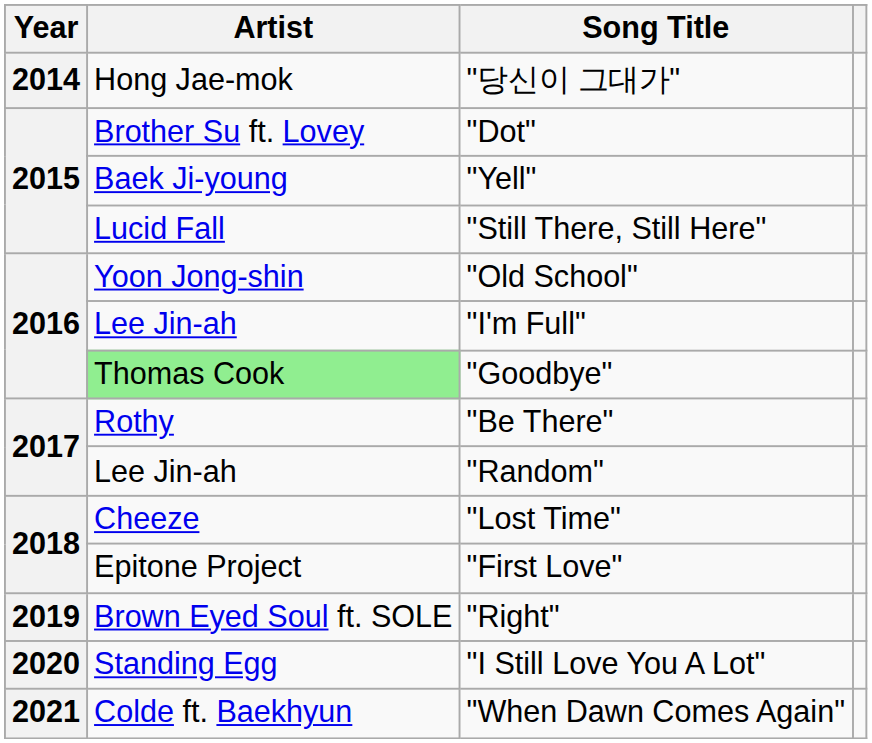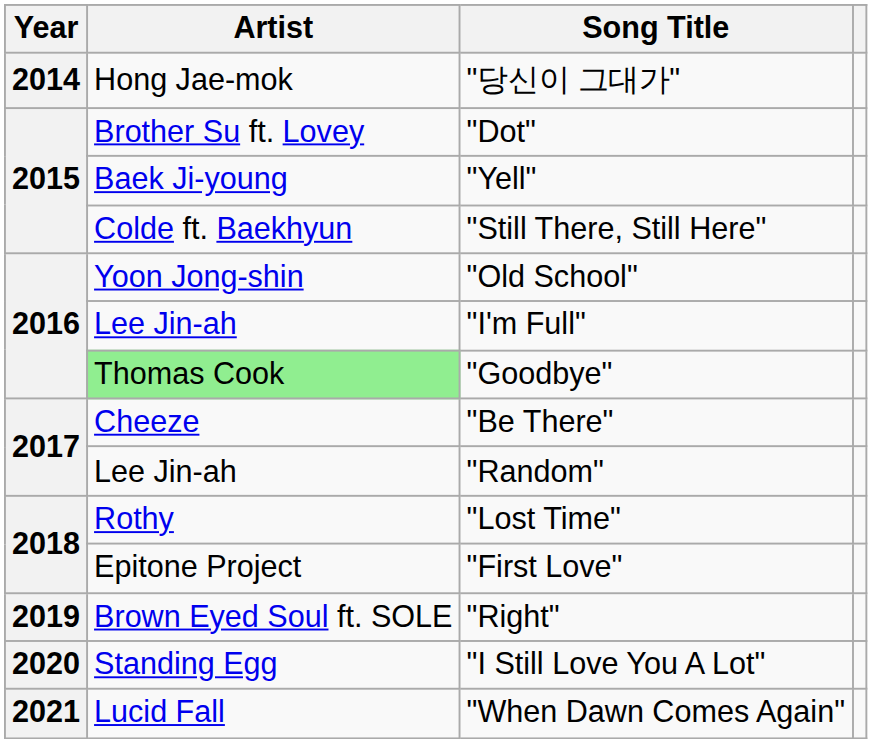(159, 228) Lucid Fall -> (223, 228) Colde ft. Baekhyun
(134, 422) Rothy -> (147, 422) Cheeze
(147, 519) Cheeze -> (134, 519) Rothy
(223, 712) Colde ft. Baekhyun -> (159, 712) Lucid Fall
